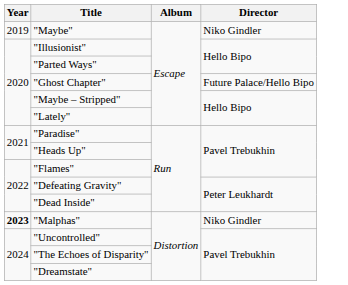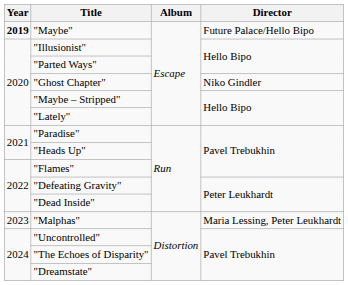(18, 30) normal -> (18, 30) bold
(232, 30) Niko Gindler -> (259, 30) Future Palace/Hello Bipo
(259, 82) Future Palace/Hello Bipo -> (232, 82) Niko Gindler
(18, 220) bold -> (18, 220) normal
(232, 220) Niko Gindler -> (272, 220) Maria Lessing, Peter Leukhardt
